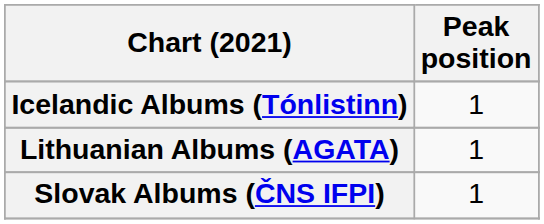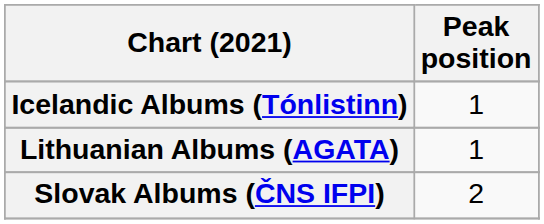(476, 194) 1 -> (476, 194) 2
